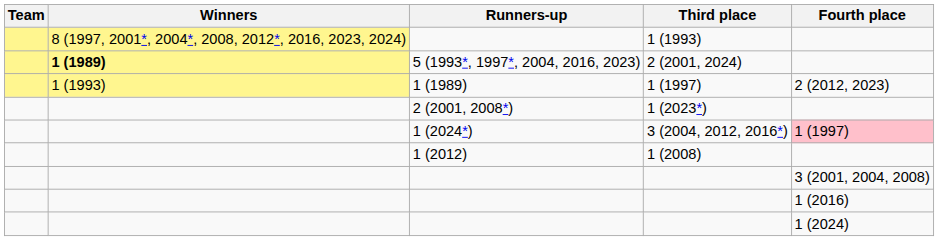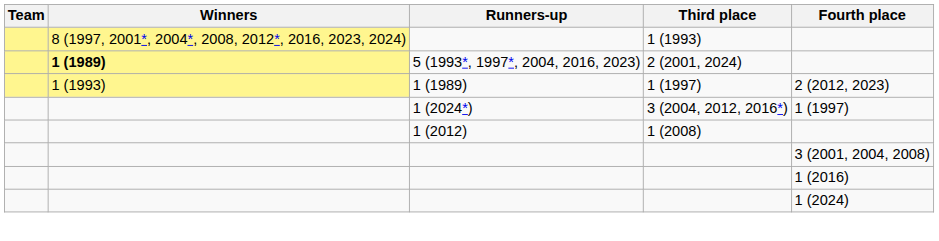- row: (463, 108)
(822, 131) pink background -> (822, 108) no background
